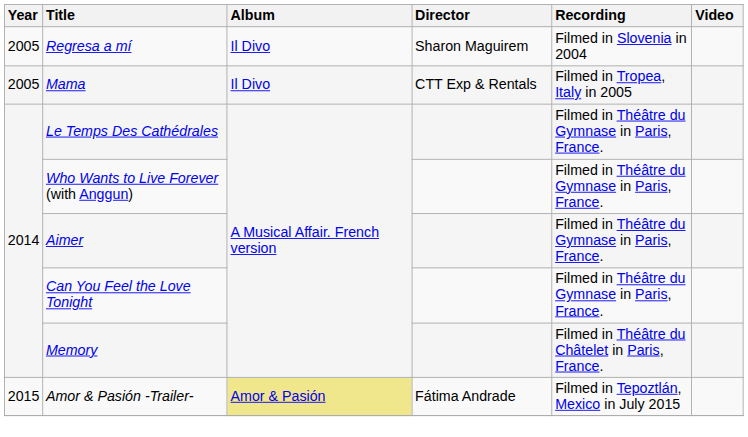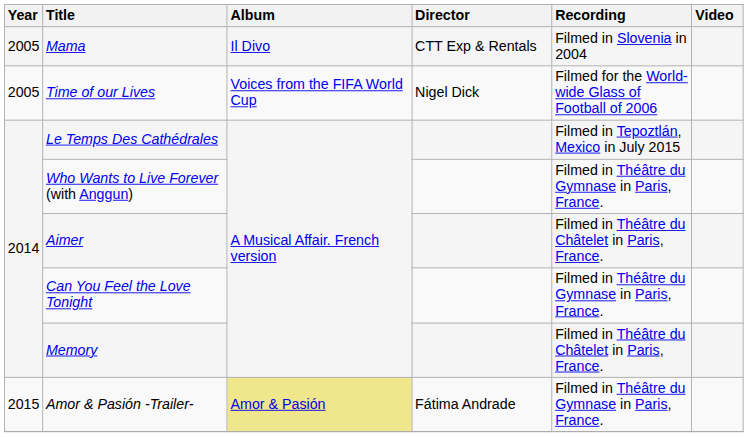- row: (89, 46)
(610, 84) Filmed in Tropea, Italy in 2005 -> (621, 46) Filmed in Slovenia in 2004
+ row: (101, 92)
(620, 131) Filmed in Théâtre du Gymnase in Paris, France. -> (618, 139) Filmed in Tepoztlán, Mexico in July 2015
(620, 240) Filmed in Théâtre du Gymnase in Paris, France. -> (620, 240) Filmed in Théâtre du Châtelet in Paris, France.
(618, 396) Filmed in Tepoztlán, Mexico in July 2015 -> (620, 404) Filmed in Théâtre du Gymnase in Paris, France.
